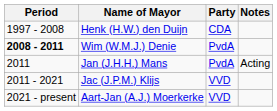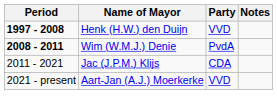(35, 30) normal -> (35, 30) bold
(220, 30) CDA -> (220, 30) VVD
- row: (124, 64)
(220, 81) VVD -> (220, 64) CDA
